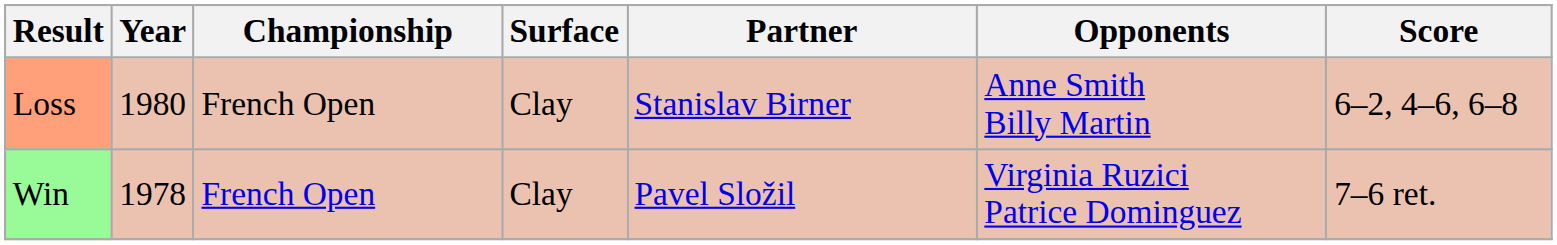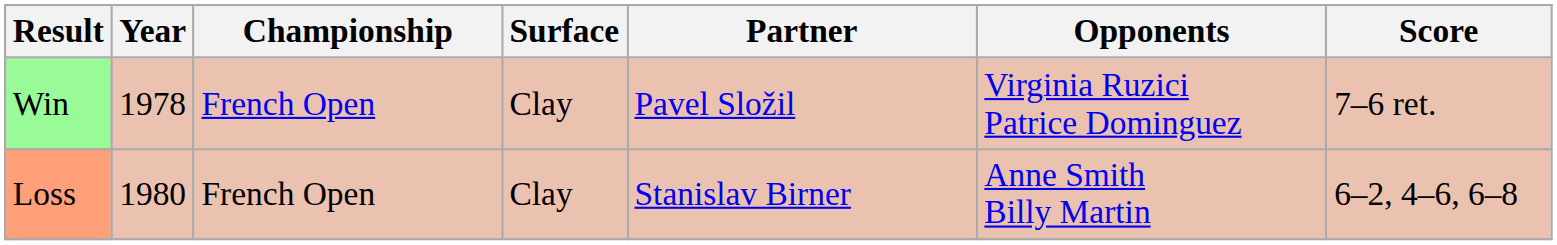rows swapped: (41, 193) <-> (44, 102)
